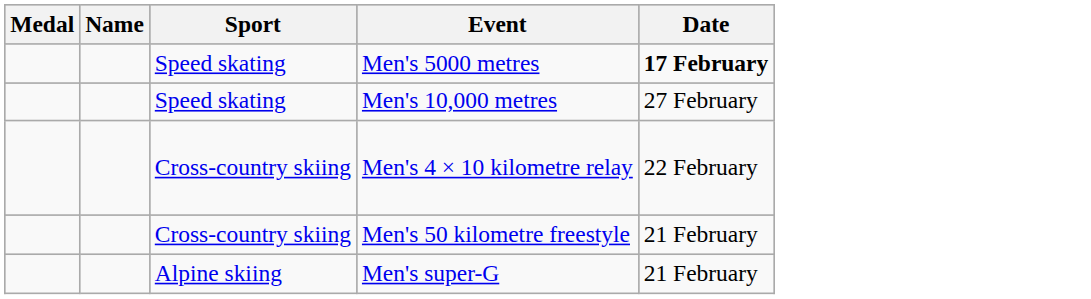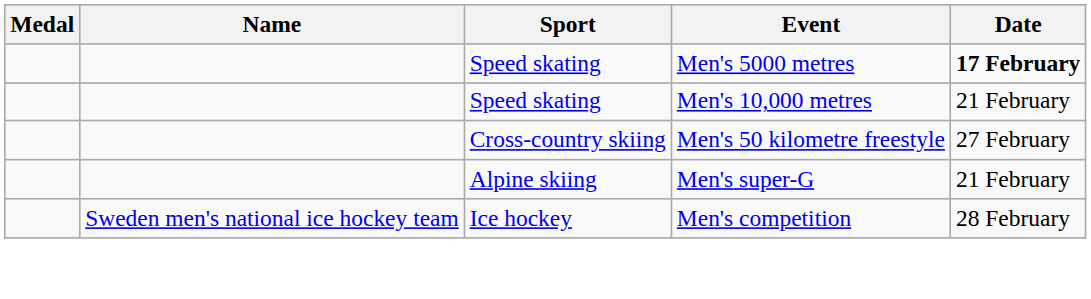(701, 101) 27 February -> (1013, 101) 21 February
- row: (497, 168)
(701, 234) 21 February -> (1013, 140) 27 February
+ row: (764, 217)
